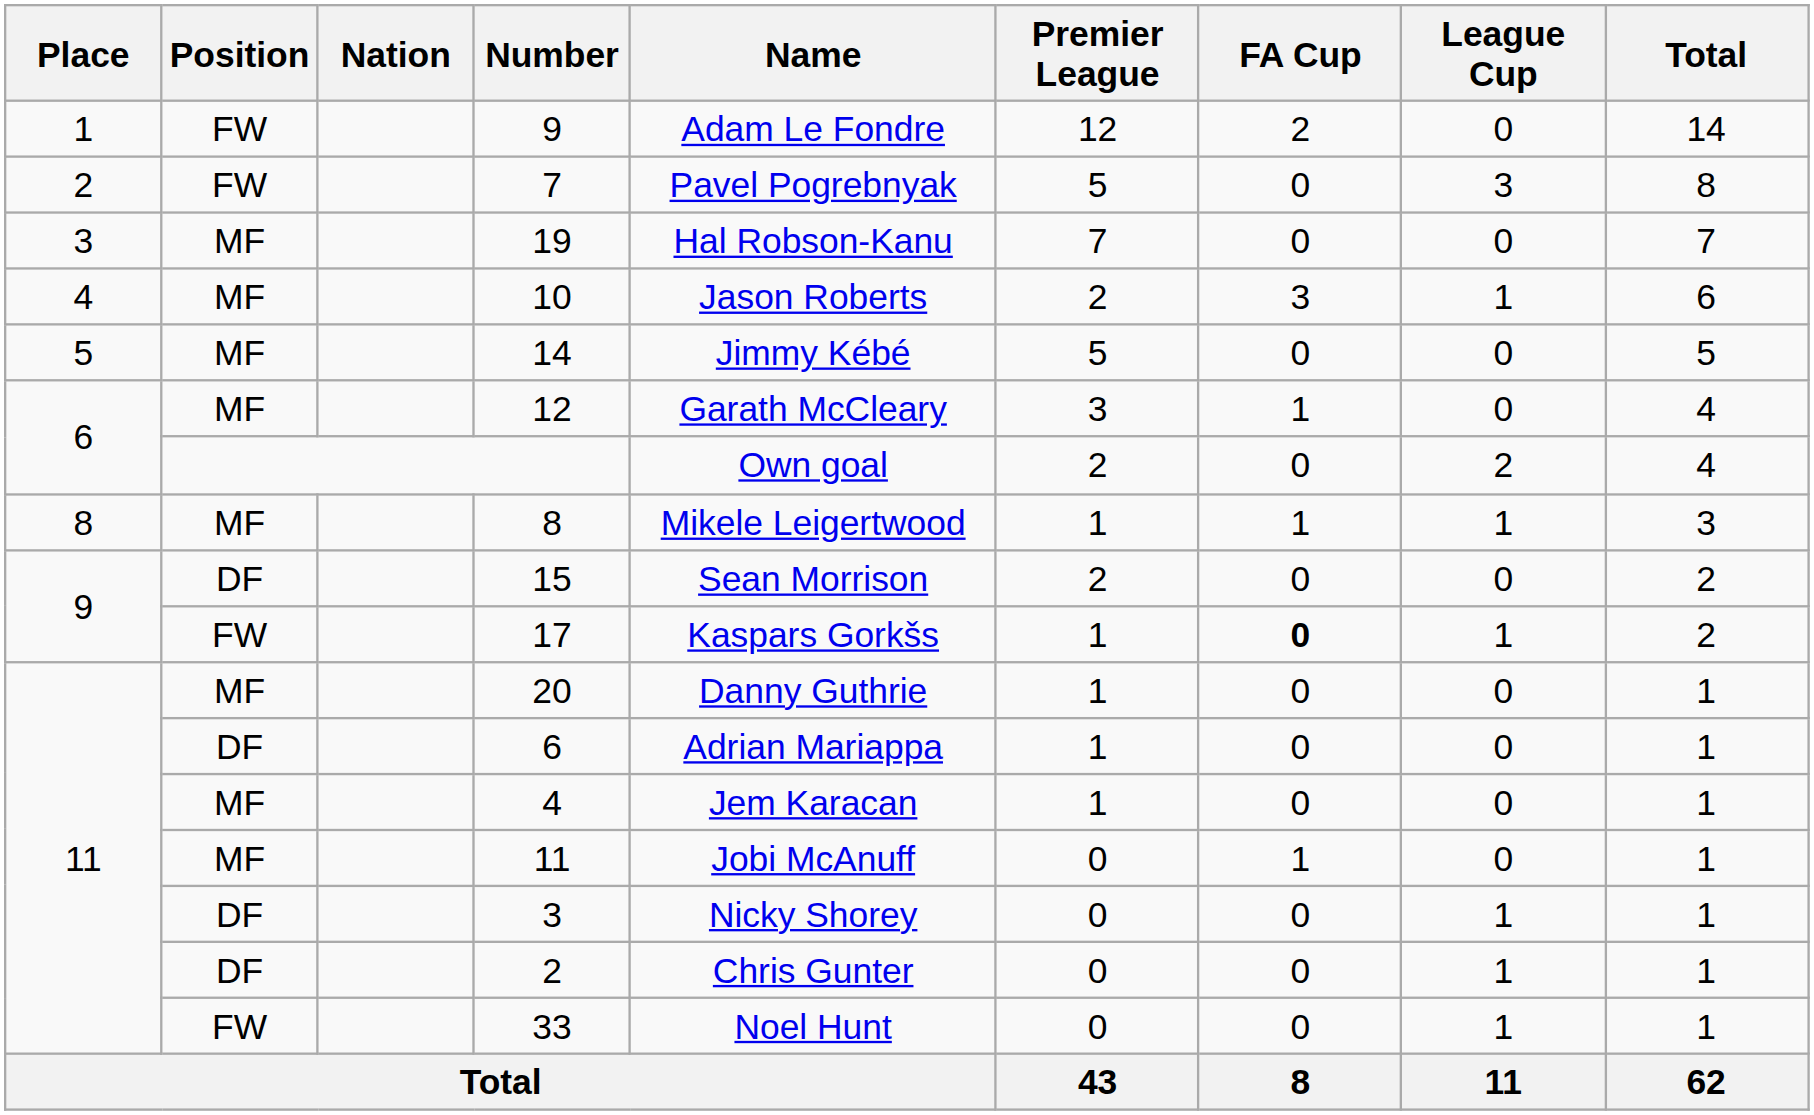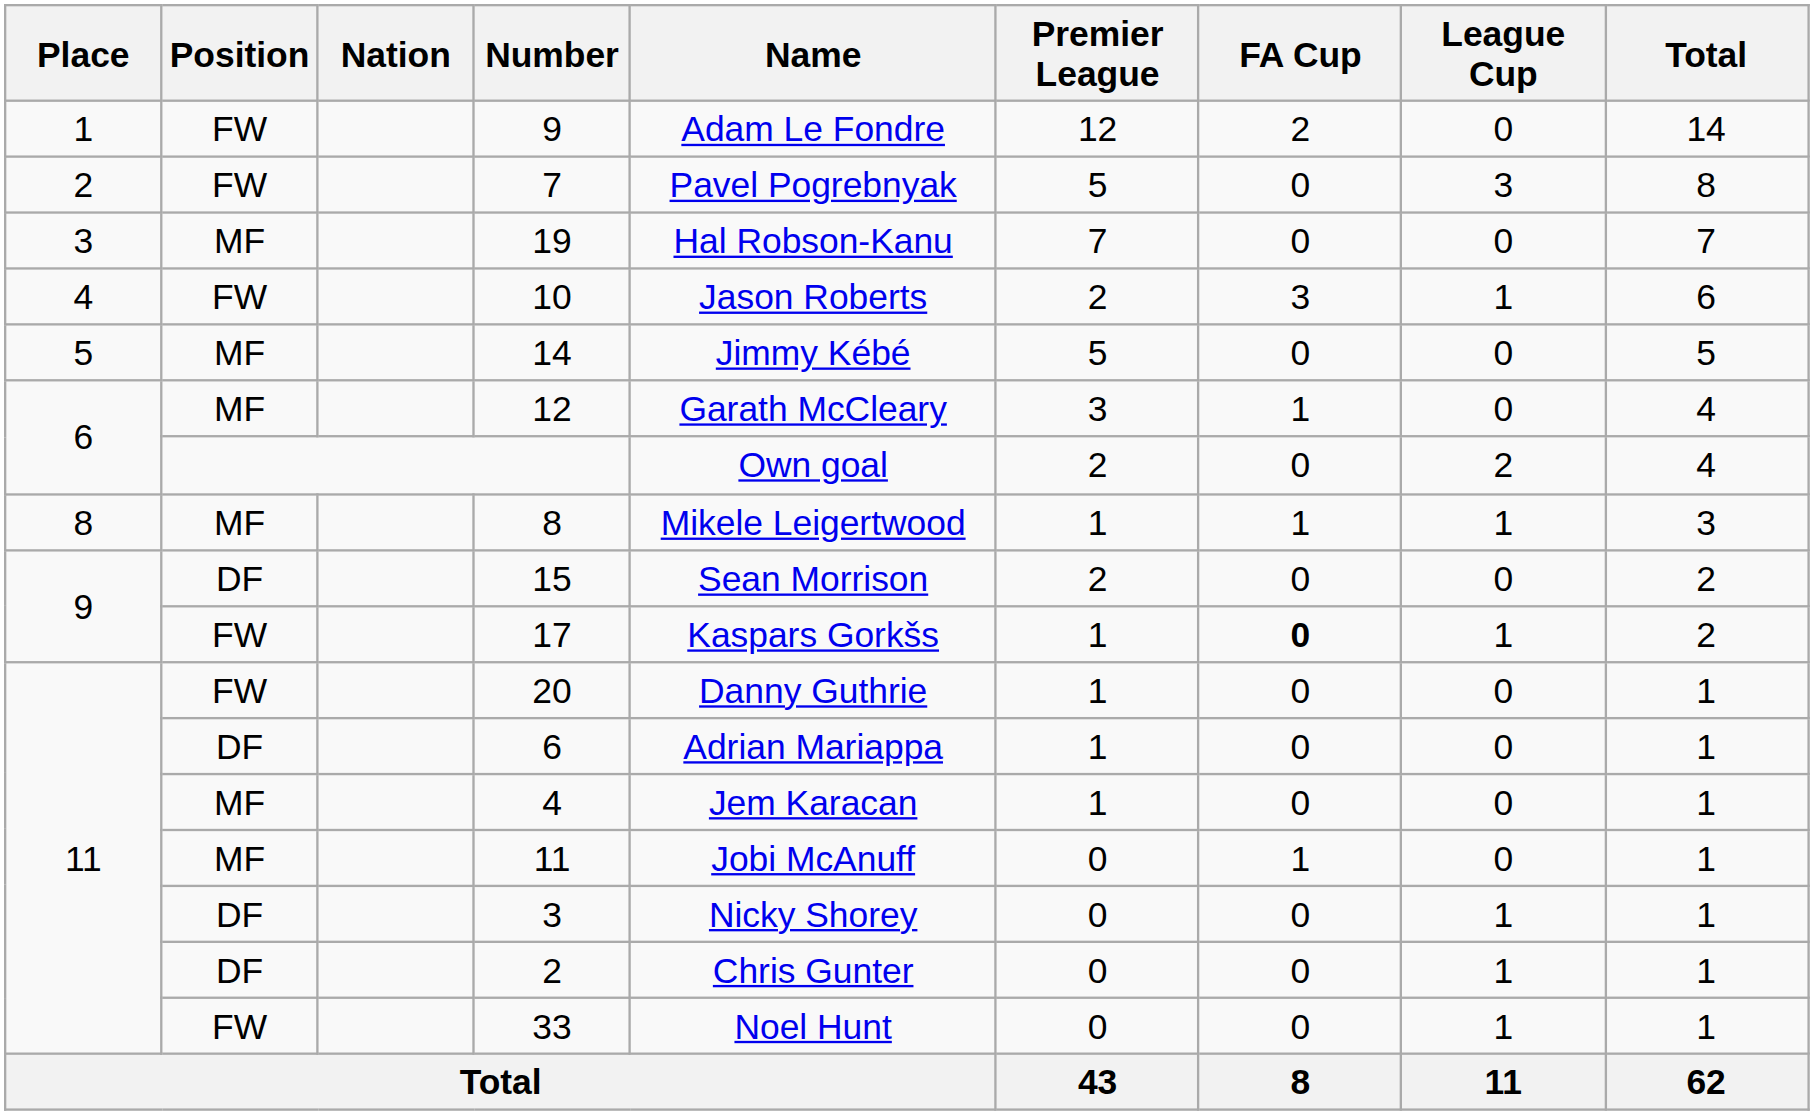(240, 297) MF -> (240, 297) FW
(240, 690) MF -> (240, 690) FW
